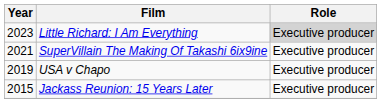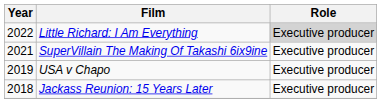(20, 32) 2023 -> (20, 32) 2022
(20, 88) 2015 -> (20, 88) 2018
